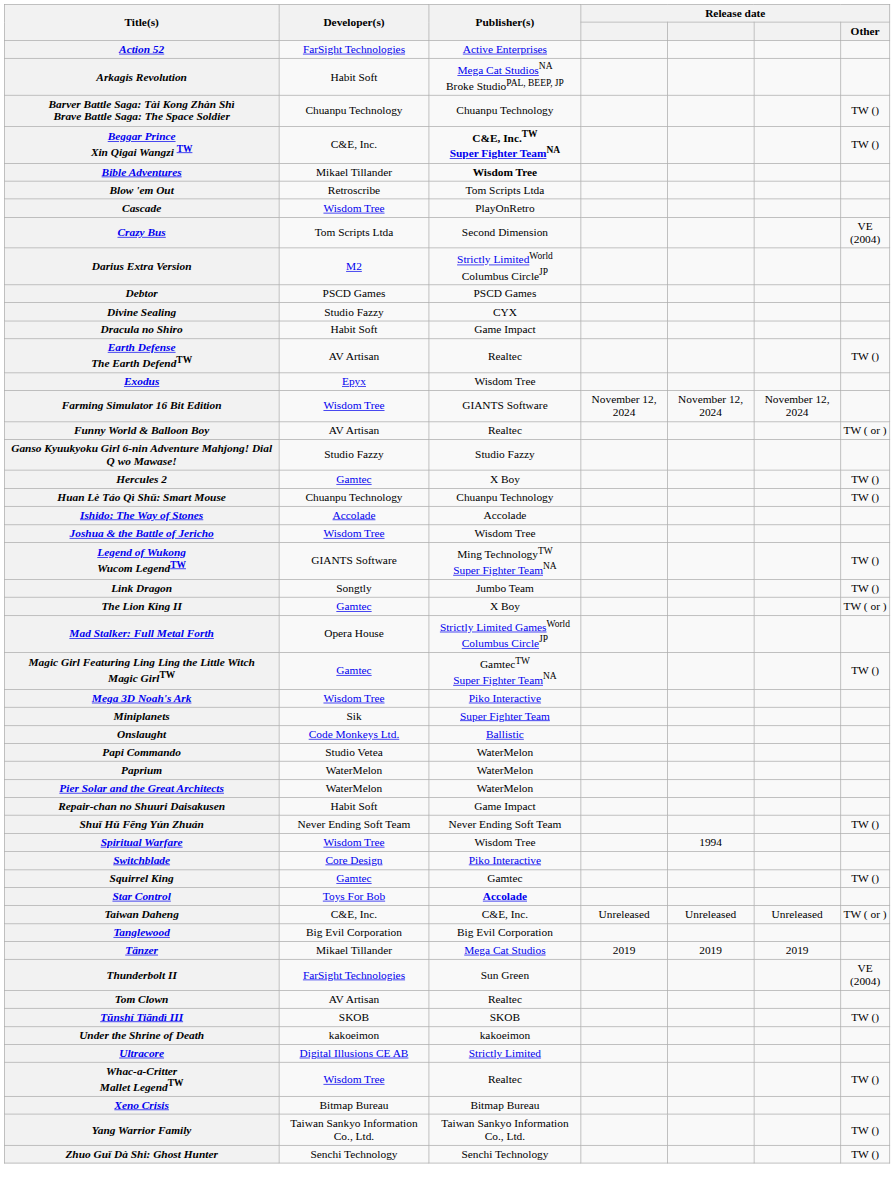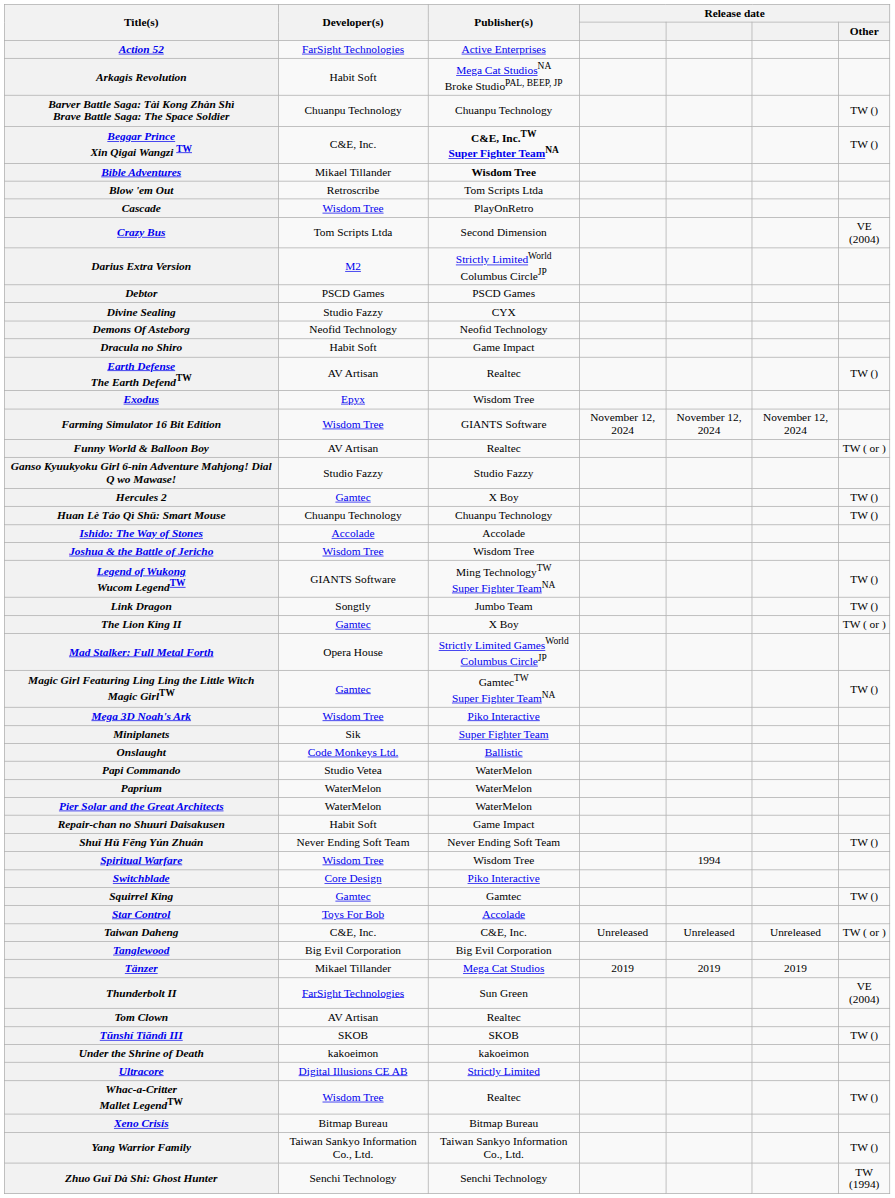+ row: (141, 330)
(505, 896) bold -> (504, 914) normal
(865, 1154) TW () -> (864, 1178) TW (1994)
